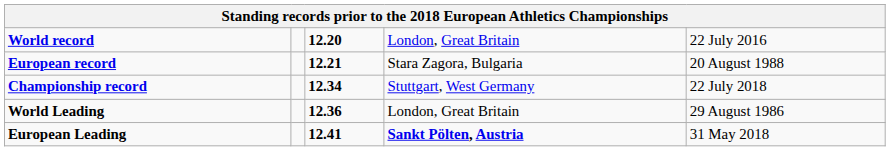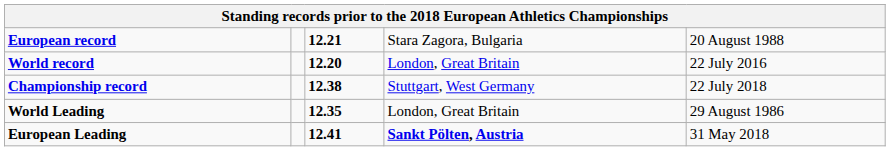rows swapped: (51, 39) <-> (62, 63)
(325, 87) 12.34 -> (325, 87) 12.38
(325, 110) 12.36 -> (325, 110) 12.35
